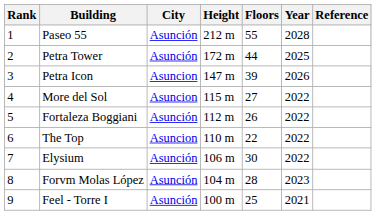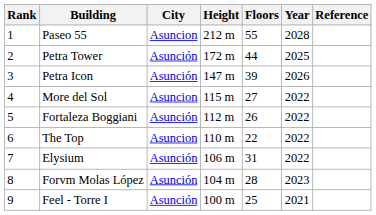(174, 35) Asunción -> (174, 35) Asuncion
(174, 76) Asuncion -> (174, 76) Asunción
(251, 158) 30 -> (251, 158) 31
